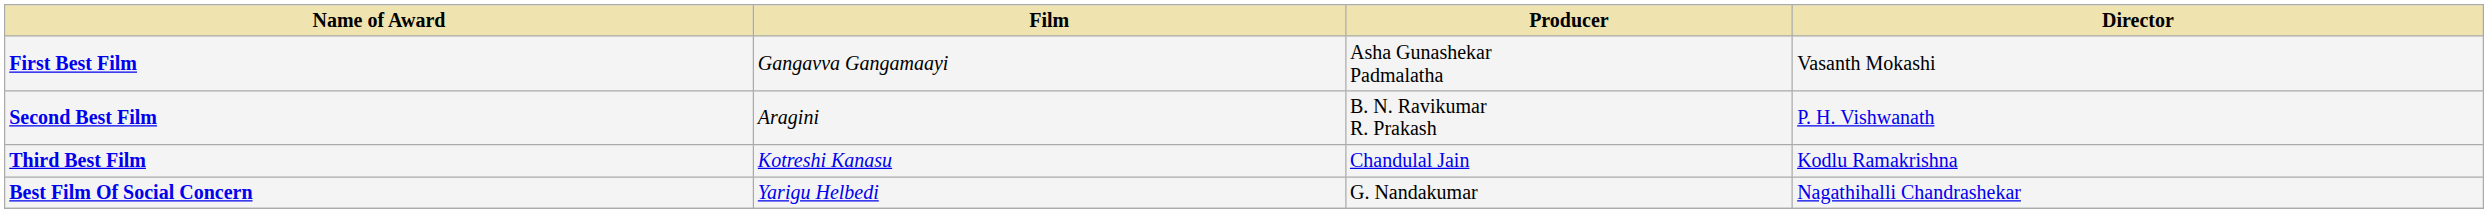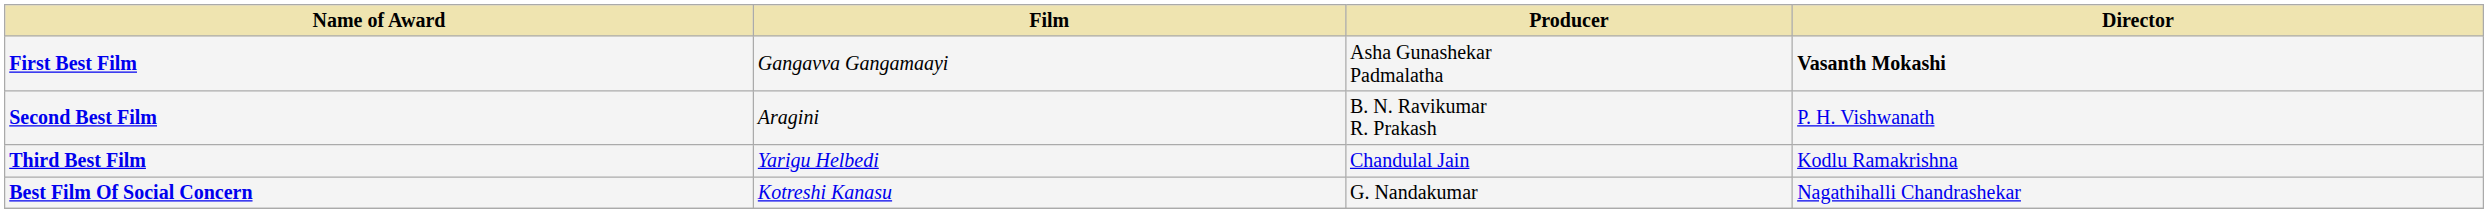(1866, 63) normal -> (1872, 63) bold
(825, 160) Kotreshi Kanasu -> (818, 160) Yarigu Helbedi
(818, 192) Yarigu Helbedi -> (825, 192) Kotreshi Kanasu
